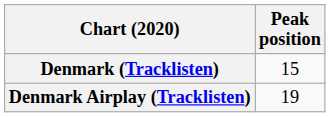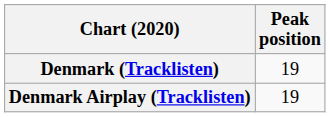(290, 68) 15 -> (290, 68) 19
